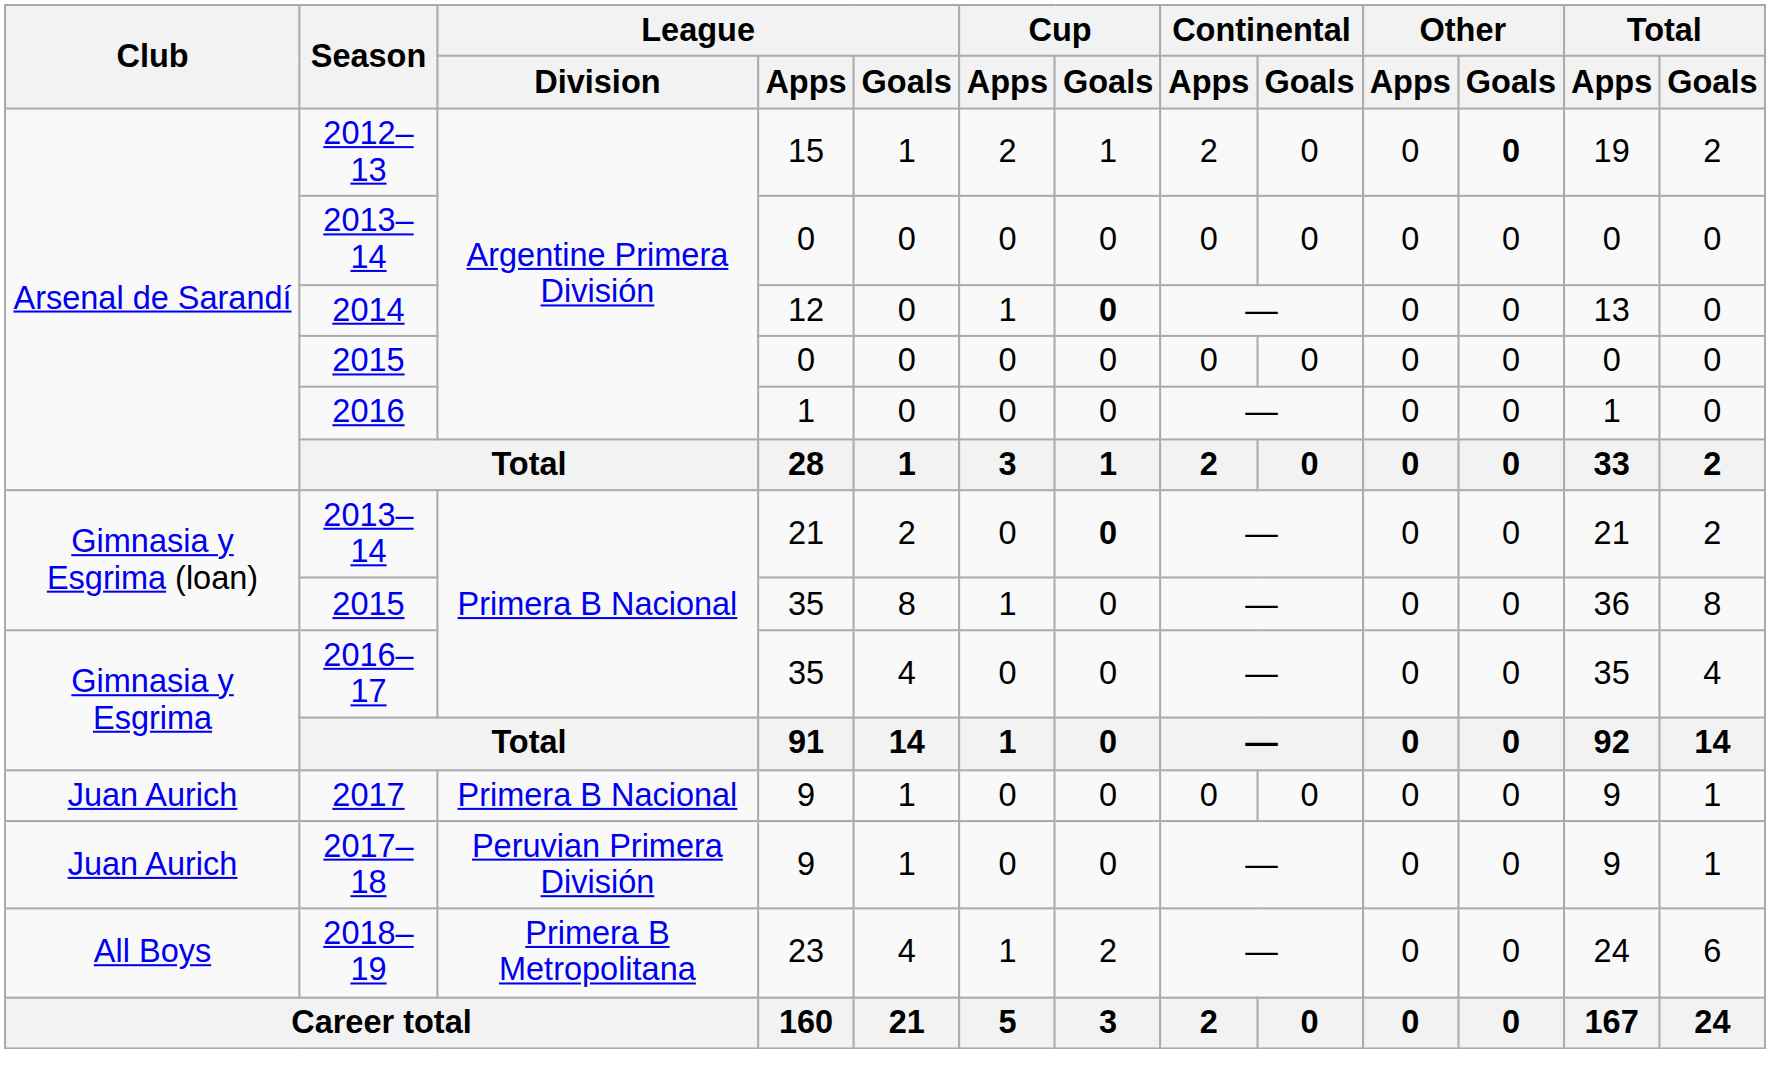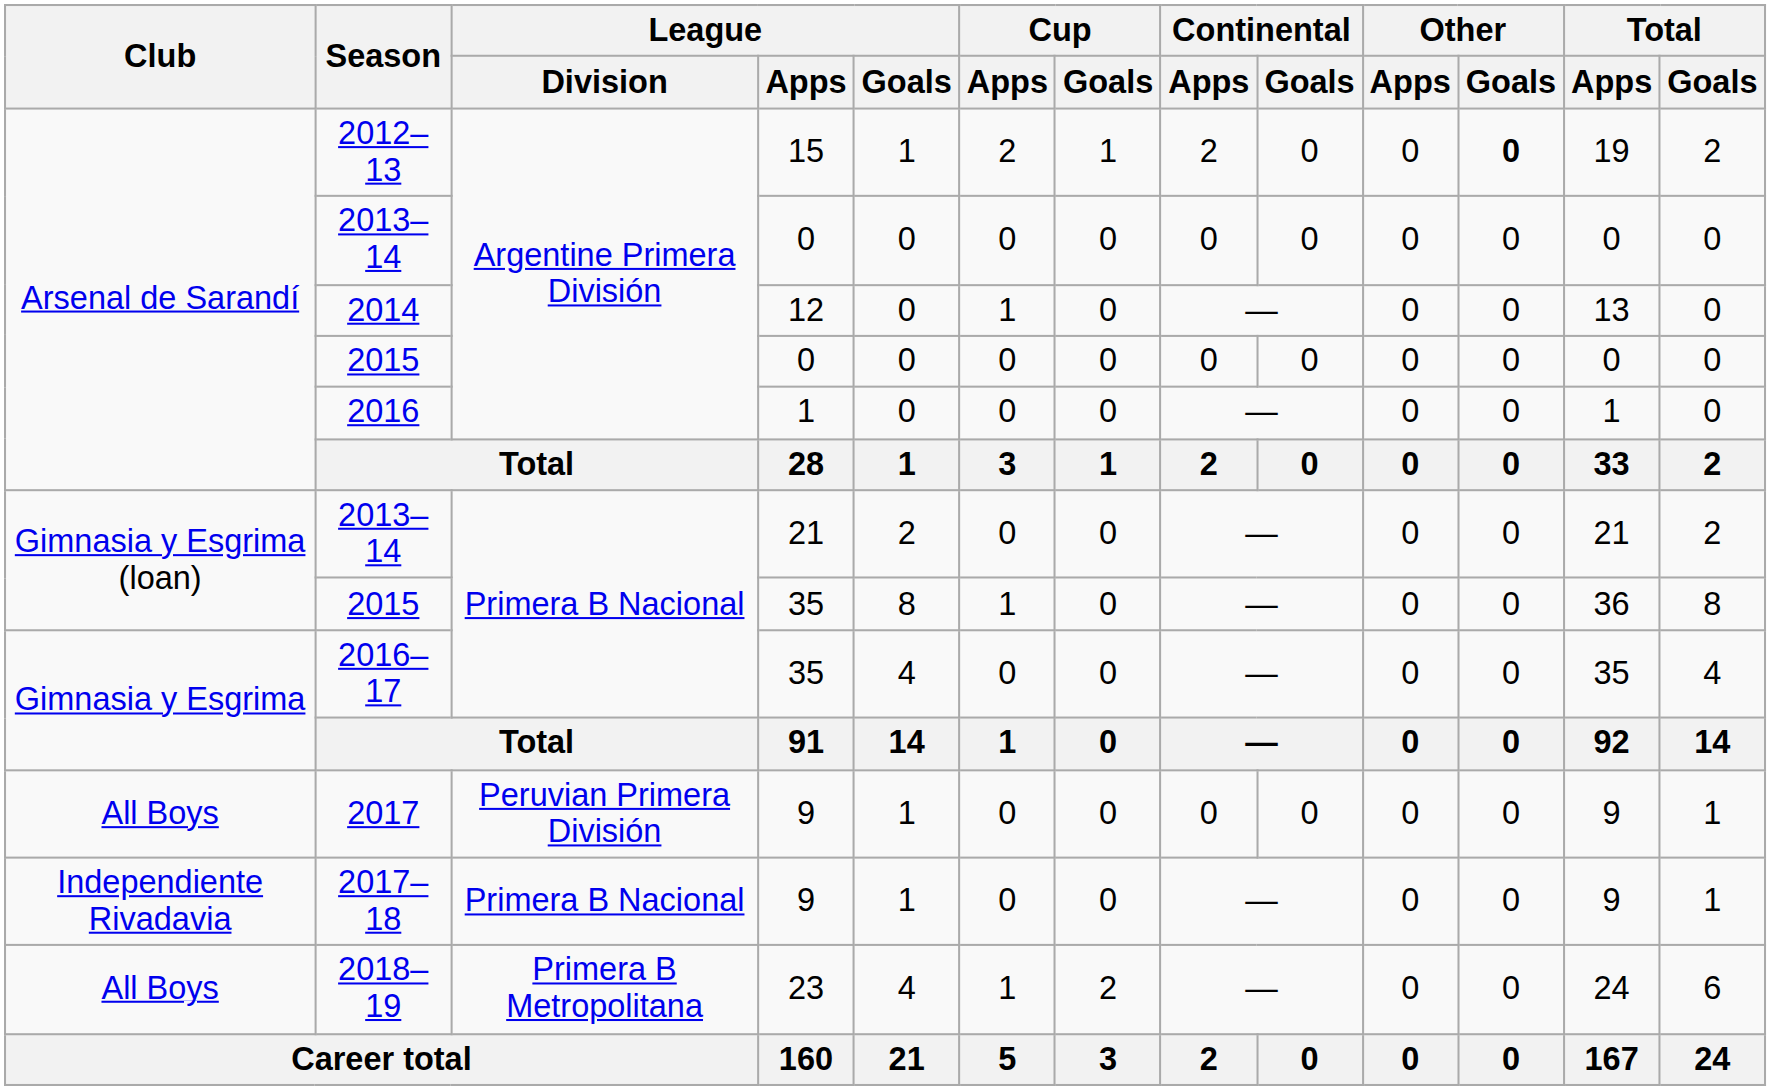(1108, 309) bold -> (1108, 309) normal
(1108, 533) bold -> (1108, 533) normal
(153, 794) Juan Aurich -> (160, 812) All Boys
(597, 794) Primera B Nacional -> (605, 812) Peruvian Primera División
(153, 864) Juan Aurich -> (160, 900) Independiente Rivadavia
(597, 864) Peruvian Primera División -> (605, 900) Primera B Nacional
